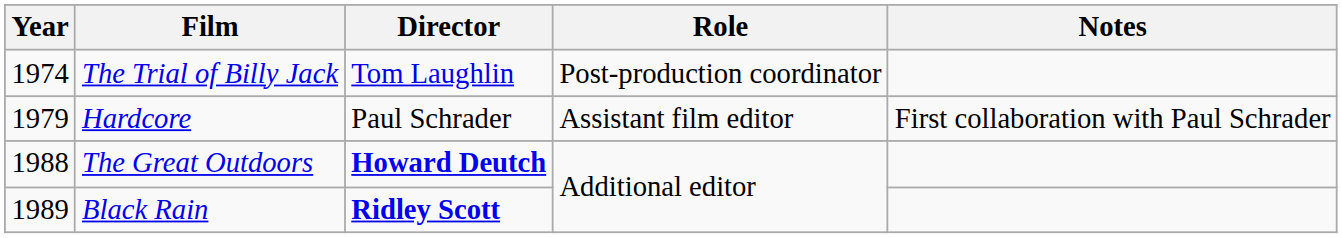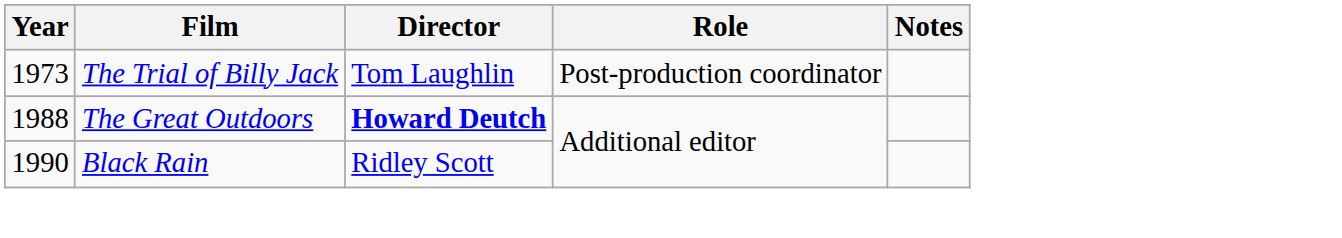(40, 72) 1974 -> (40, 72) 1973
- row: (137, 118)
(40, 208) 1989 -> (40, 163) 1990
(426, 208) bold -> (423, 163) normal
